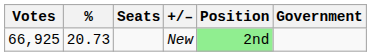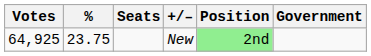(34, 40) 66,925 -> (34, 40) 64,925
(88, 40) 20.73 -> (88, 40) 23.75
